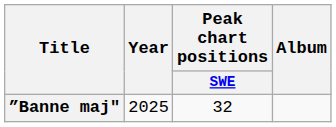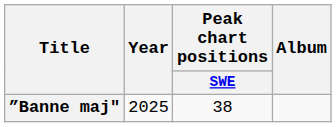(223, 108) 32 -> (223, 108) 38
